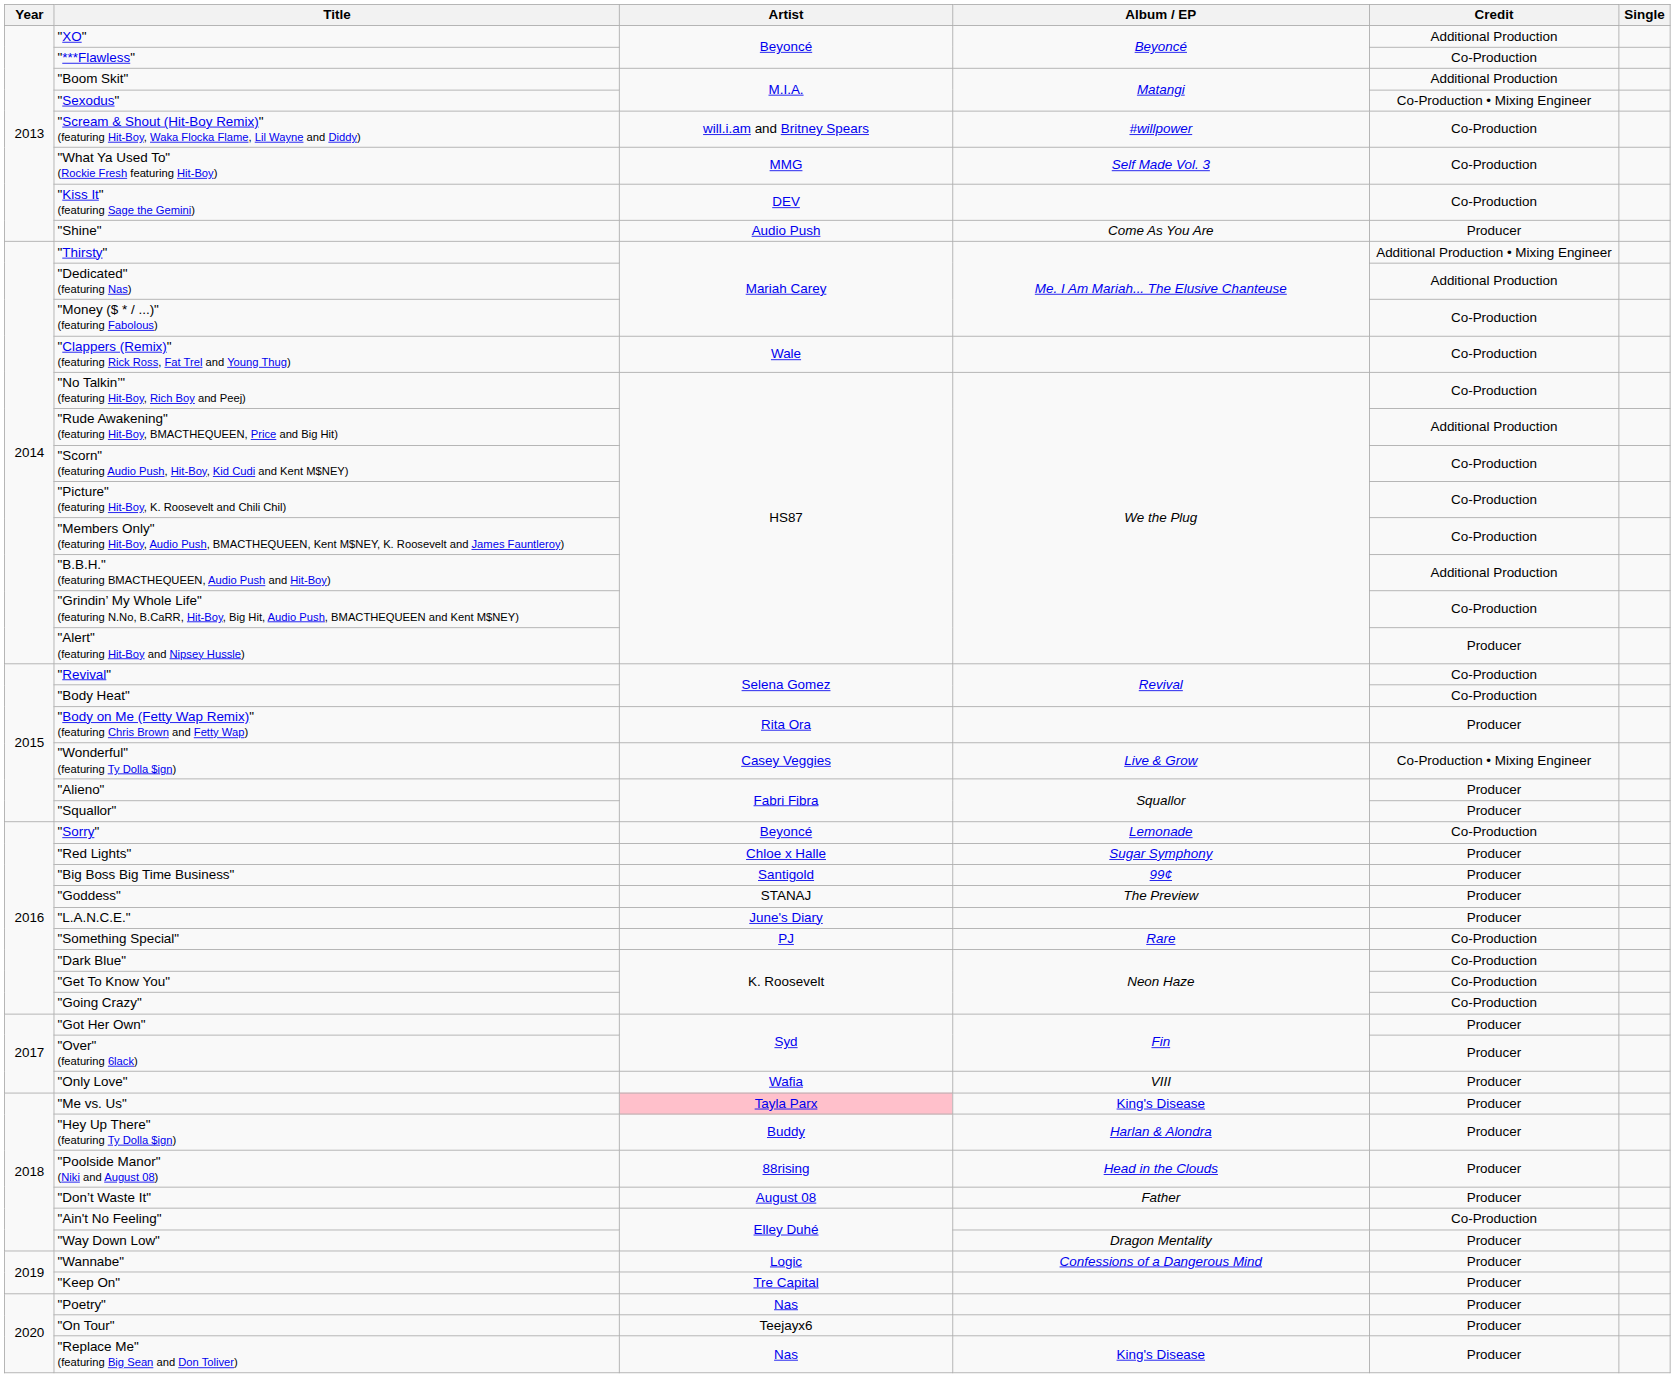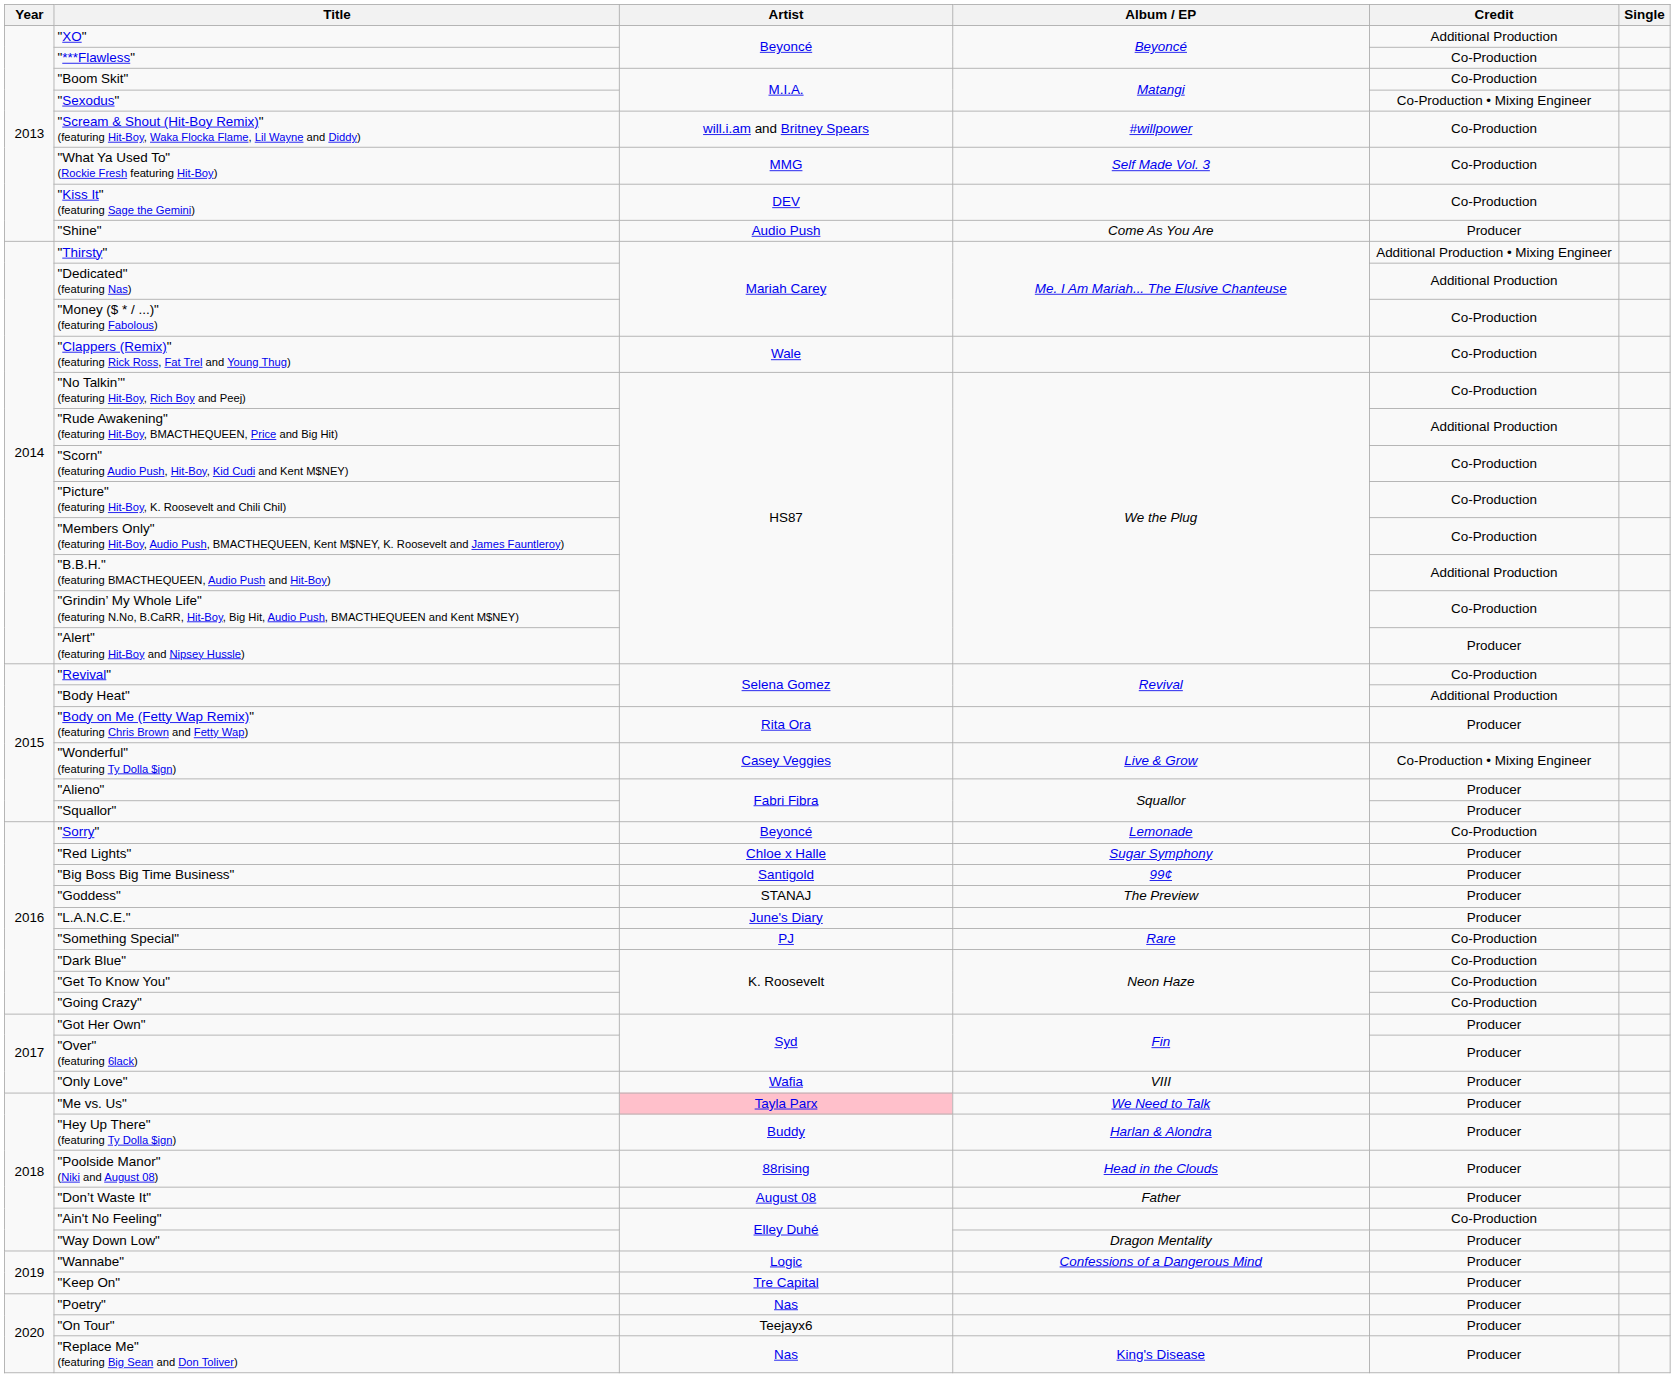(1494, 79) Additional Production -> (1494, 79) Co-Production
(1494, 695) Co-Production -> (1494, 695) Additional Production
(1161, 1103) King's Disease -> (1161, 1103) We Need to Talk
